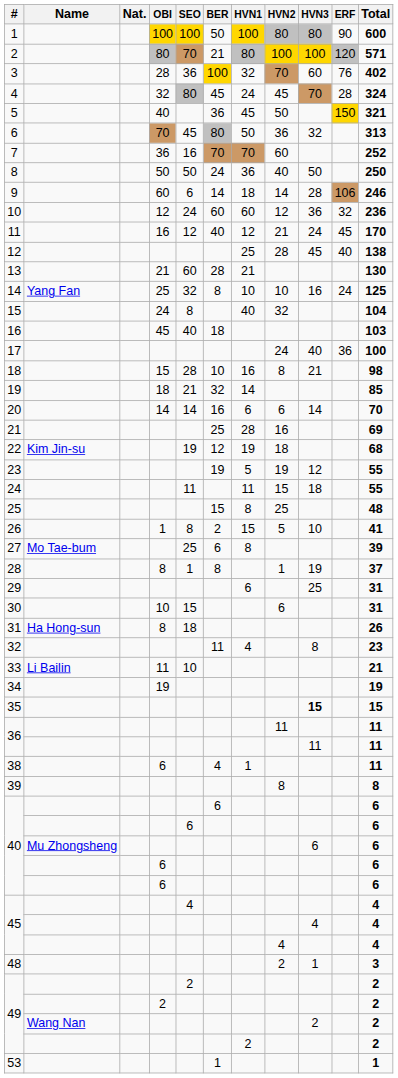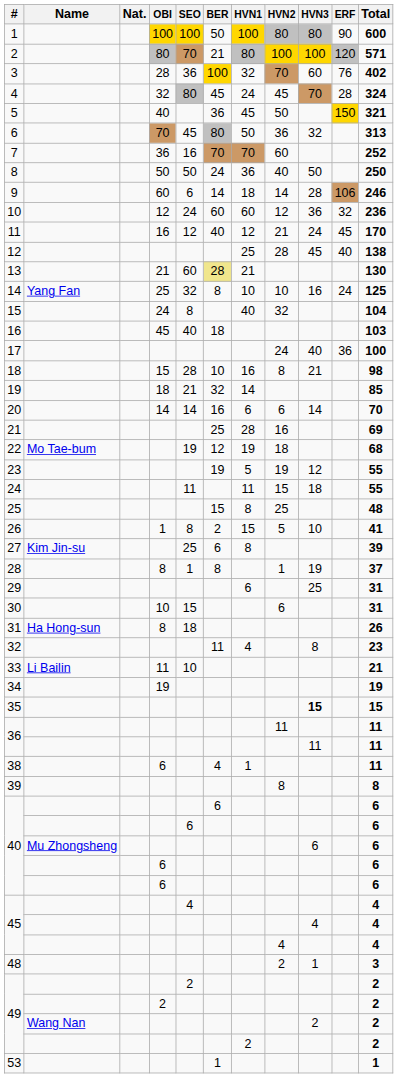(217, 271) no background -> (217, 271) khaki background
(56, 449) Kim Jin-su -> (61, 449) Mo Tae-bum
(61, 548) Mo Tae-bum -> (56, 548) Kim Jin-su
